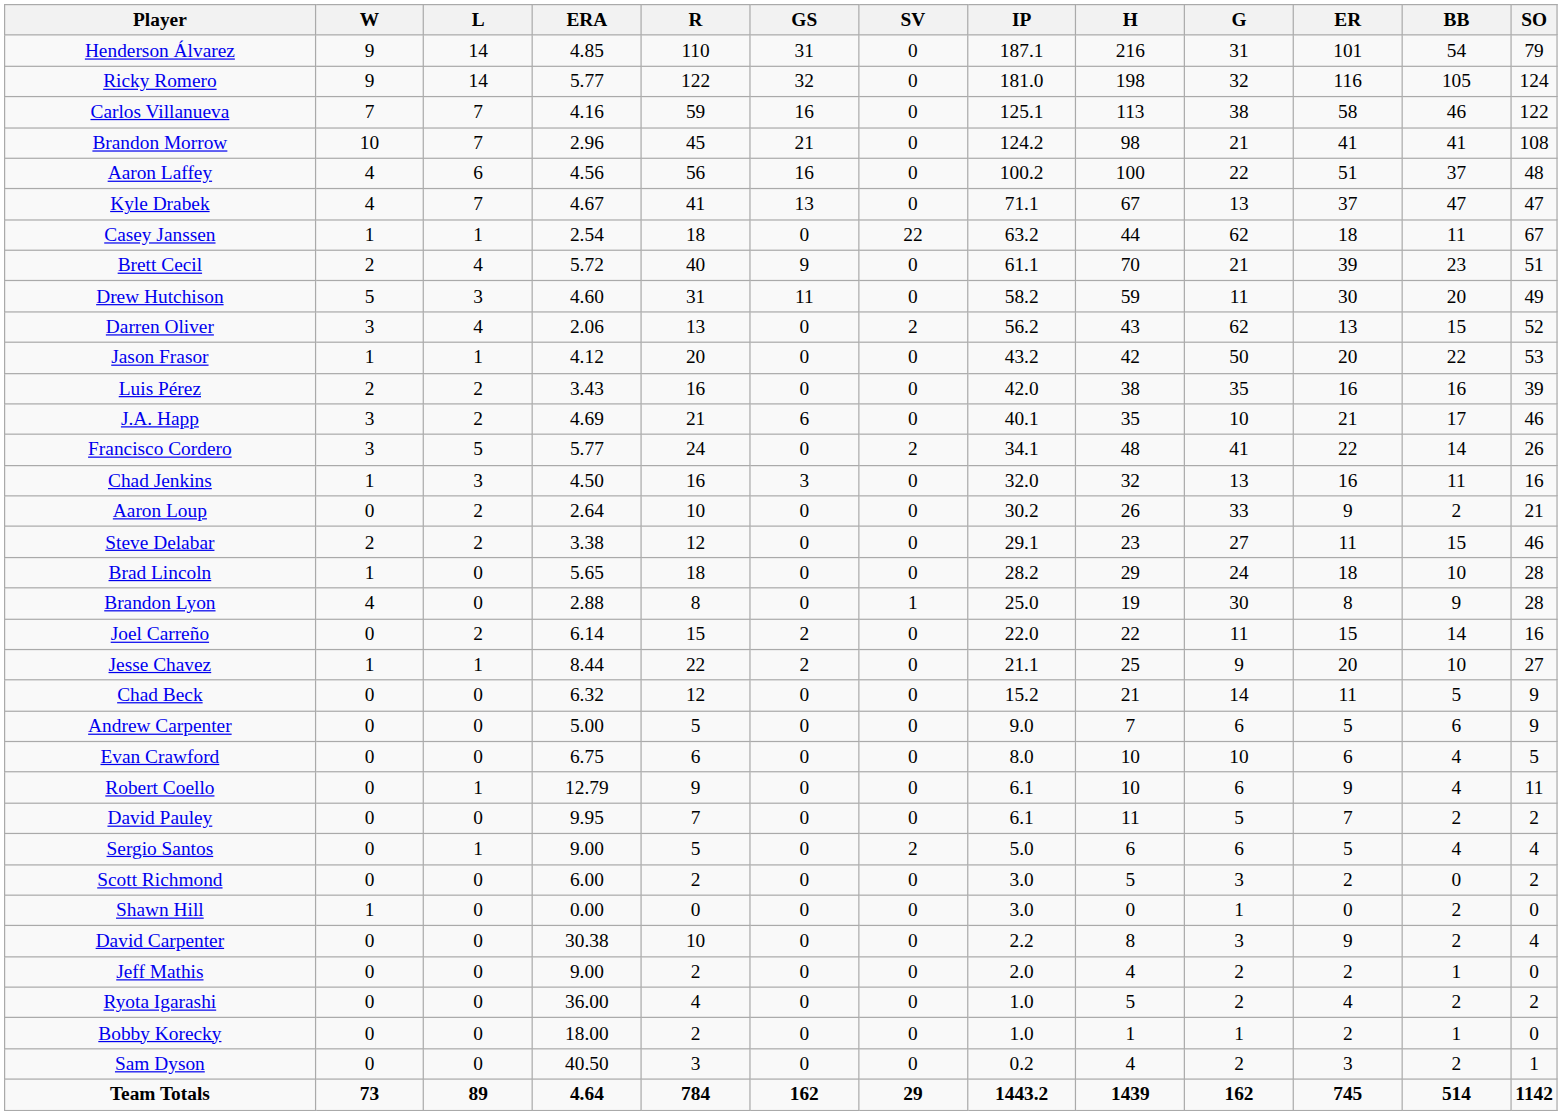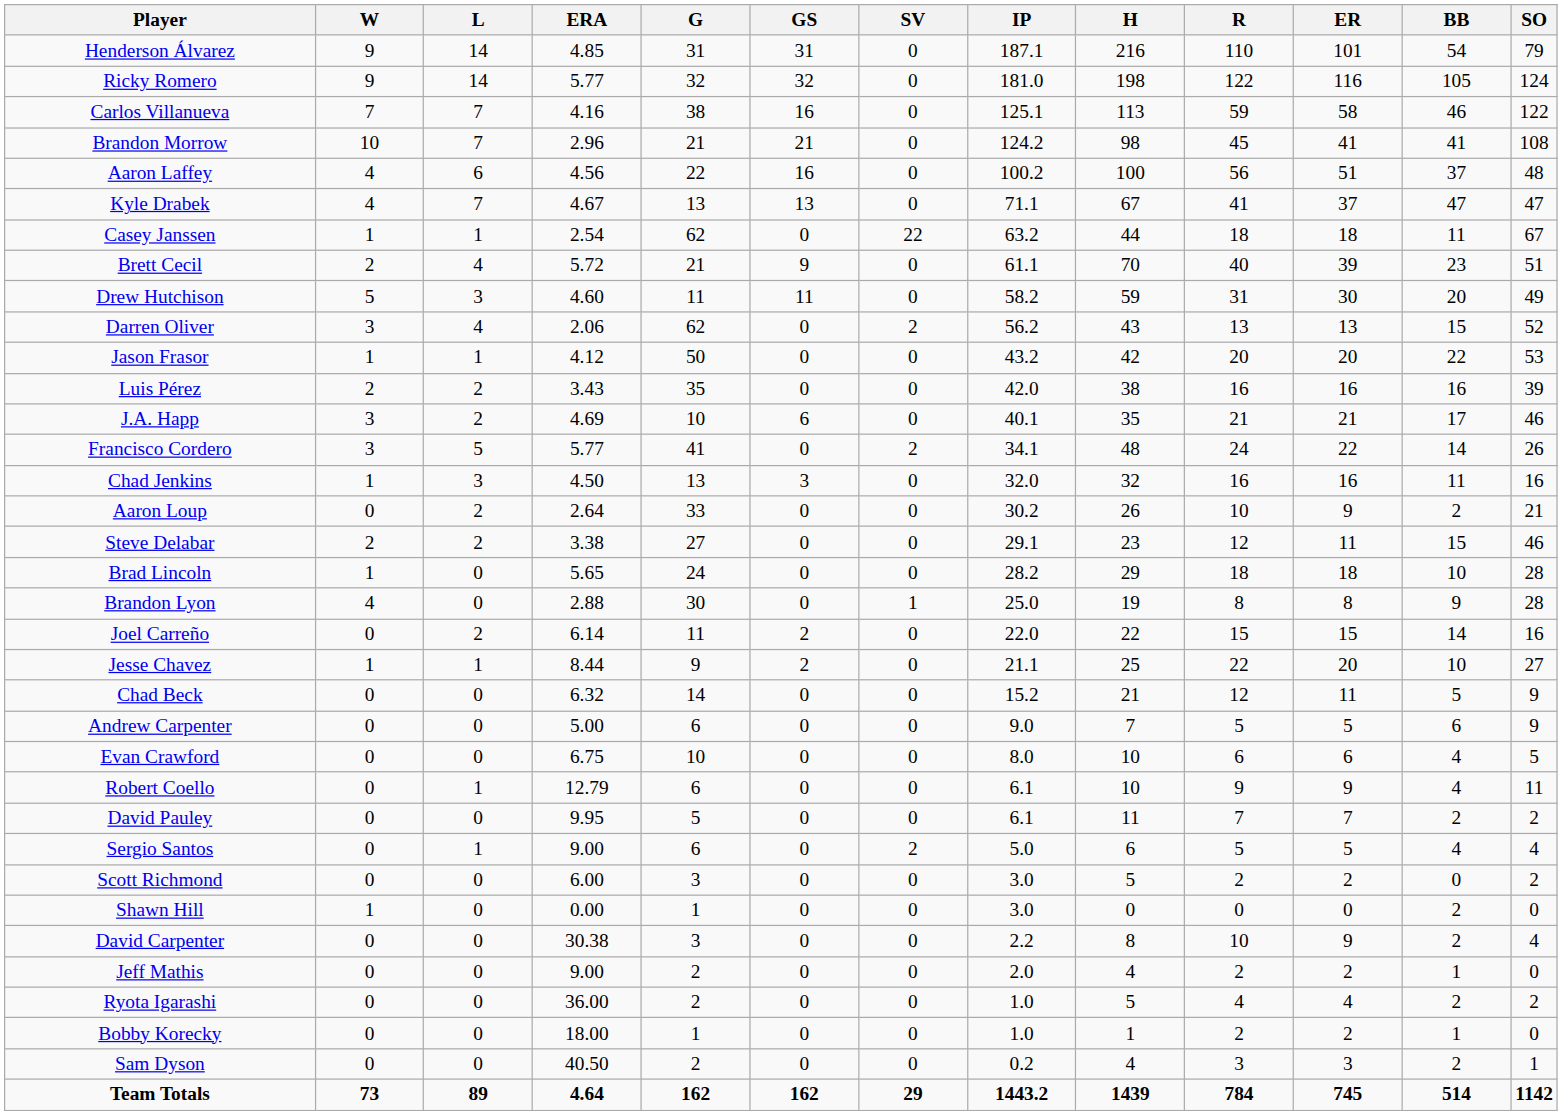columns swapped: (1239, 19) <-> (696, 19)
